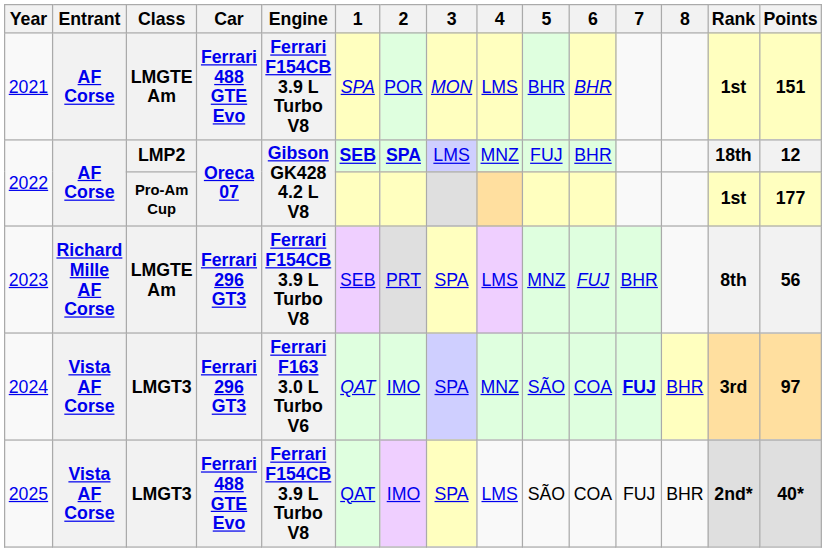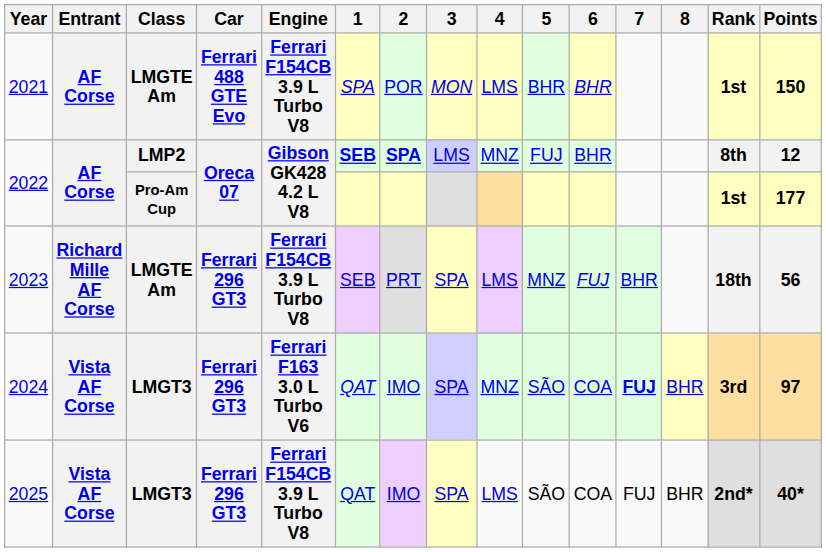(790, 86) 151 -> (790, 86) 150
(733, 156) 18th -> (733, 156) 8th
(733, 280) 8th -> (733, 280) 18th
(229, 493) Ferrari 488 GTE Evo -> (229, 493) Ferrari 296 GT3
